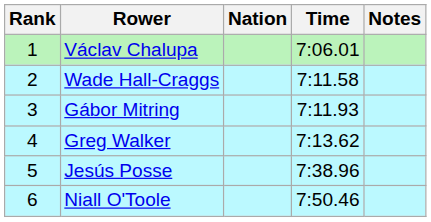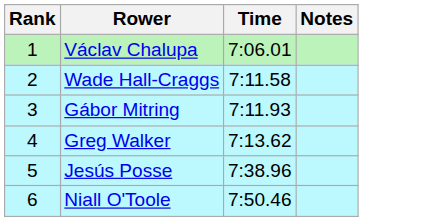- column: (258, 19)
